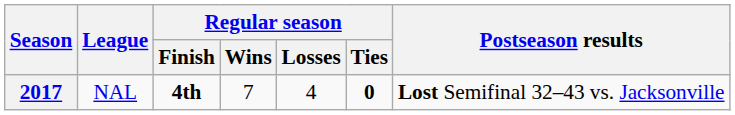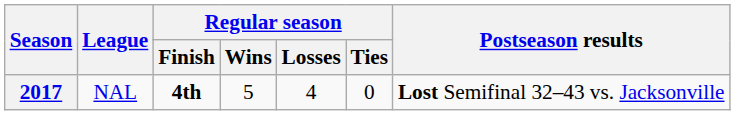(248, 92) 7 -> (248, 92) 5
(369, 92) bold -> (369, 92) normal
